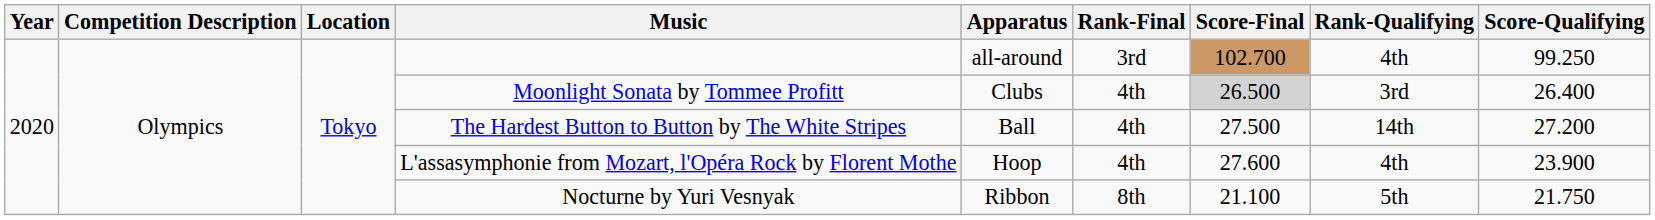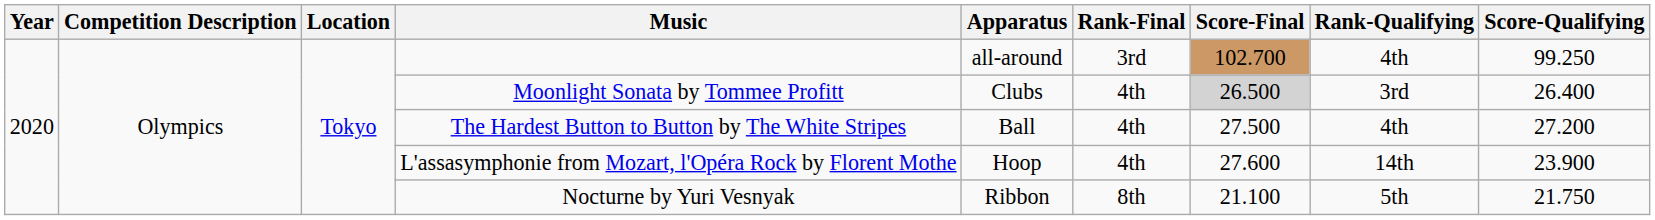(1394, 127) 14th -> (1394, 127) 4th
(1394, 162) 4th -> (1394, 162) 14th
